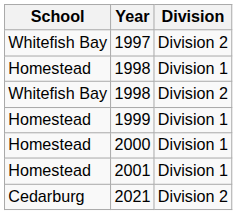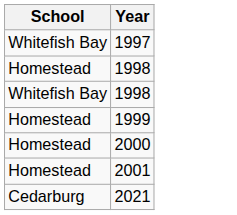- column: (193, 17)
